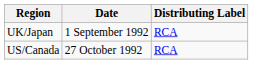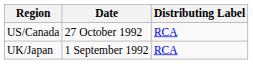rows swapped: (30, 31) <-> (33, 50)
